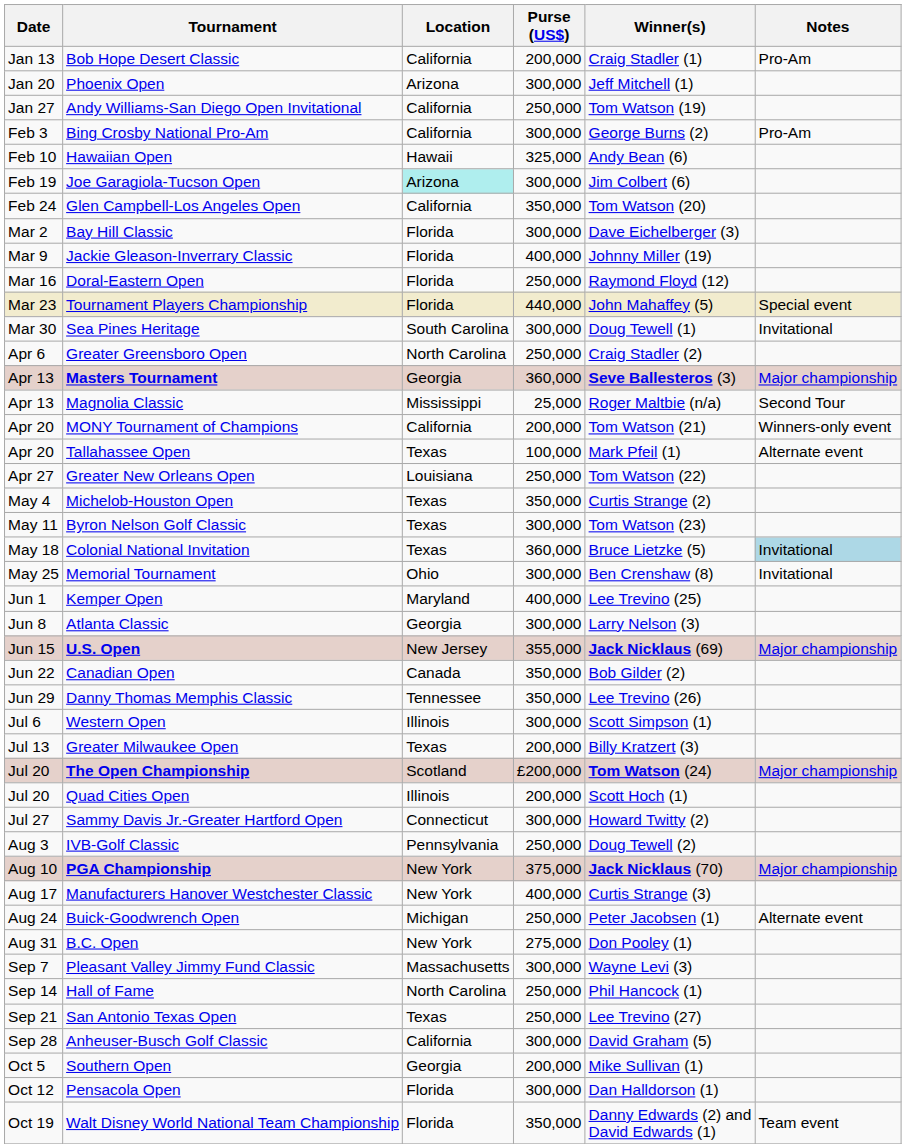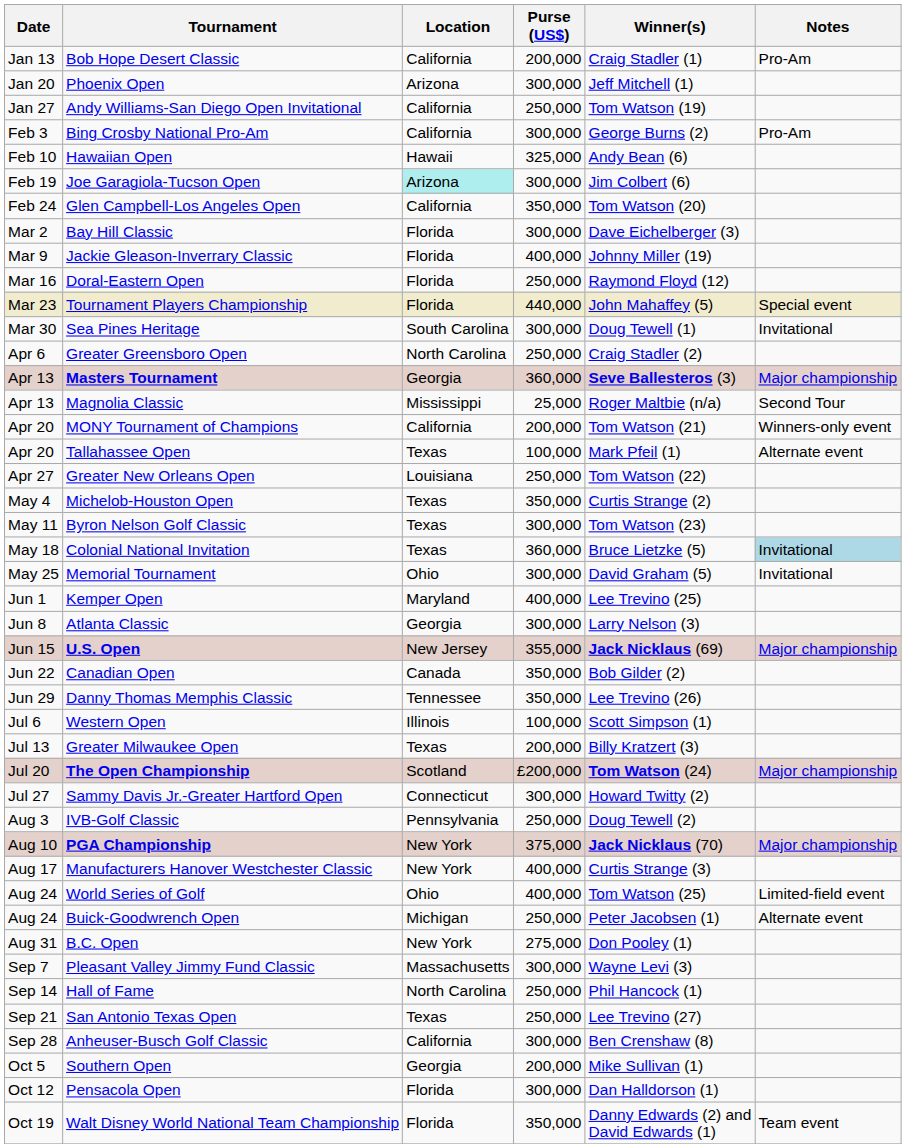(651, 574) Ben Crenshaw (8) -> (650, 574) David Graham (5)
(553, 722) 300,000 -> (553, 722) 100,000
- row: (128, 795)
+ row: (135, 893)
(650, 1041) David Graham (5) -> (651, 1041) Ben Crenshaw (8)
